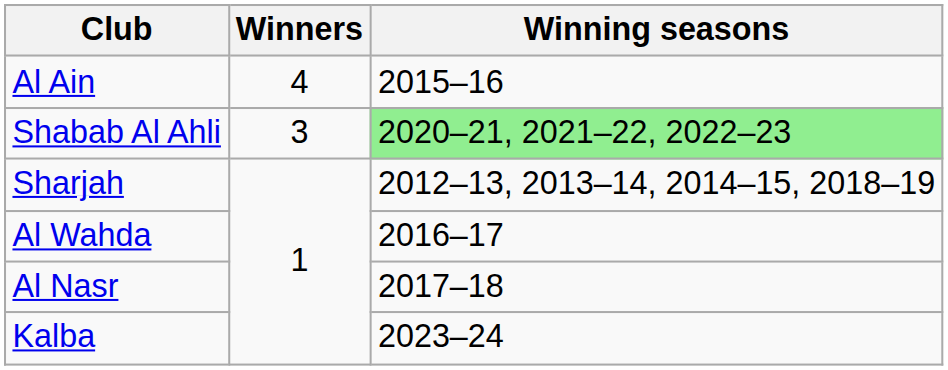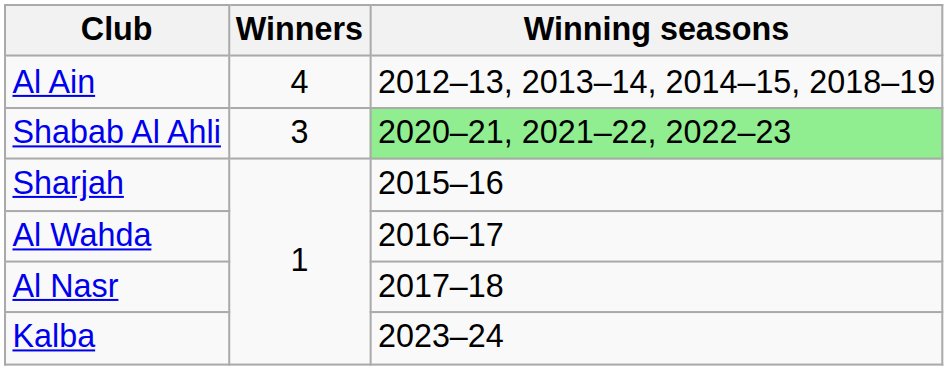(441, 81) 2015–16 -> (657, 81) 2012–13, 2013–14, 2014–15, 2018–19
(657, 183) 2012–13, 2013–14, 2014–15, 2018–19 -> (441, 183) 2015–16
